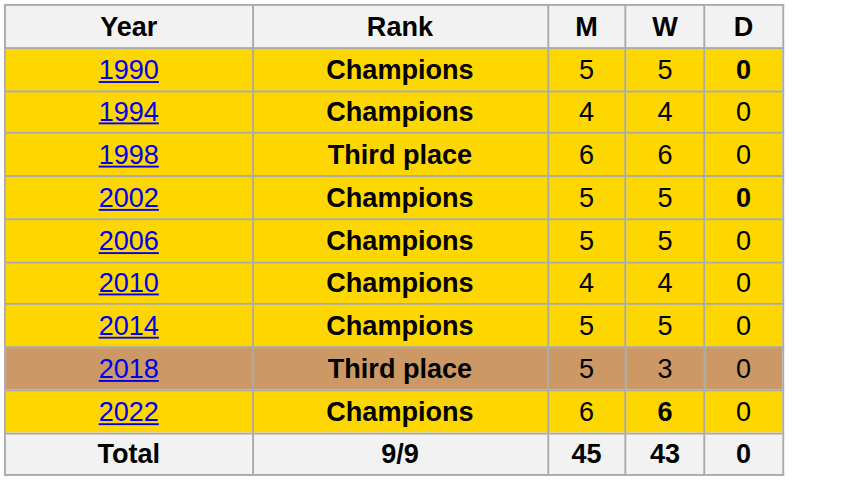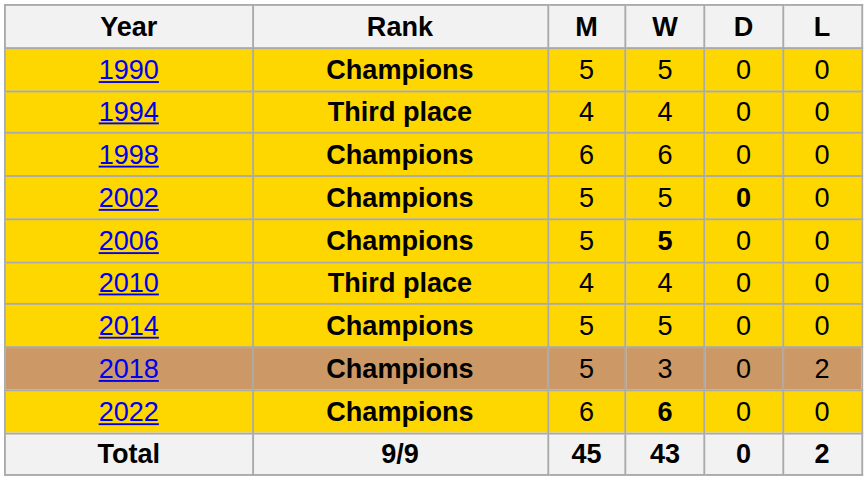+ column: (822, 27)
(744, 69) bold -> (744, 69) normal
(400, 112) Champions -> (400, 112) Third place
(400, 155) Third place -> (400, 155) Champions
(665, 241) normal -> (665, 241) bold
(400, 283) Champions -> (400, 283) Third place
(400, 369) Third place -> (400, 369) Champions
